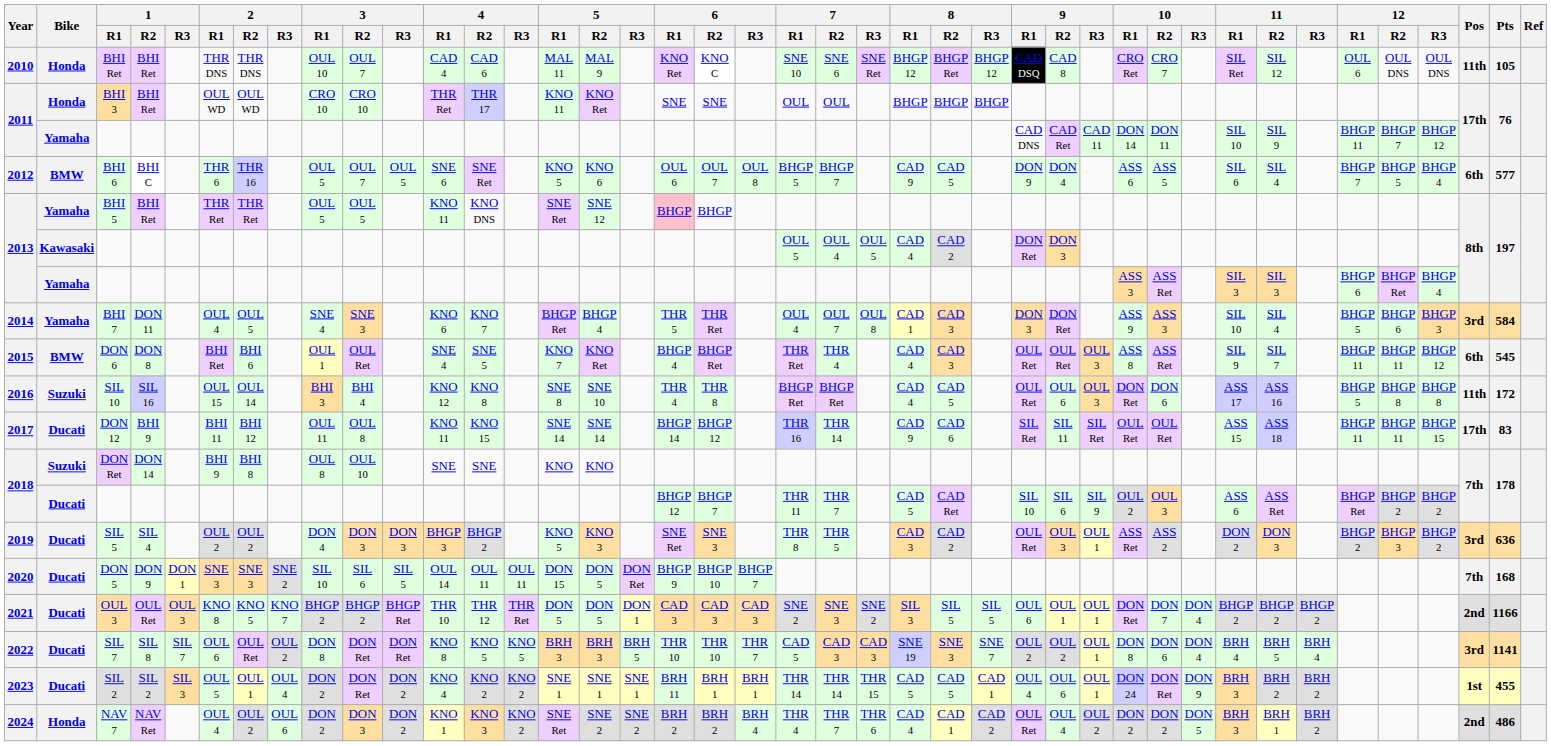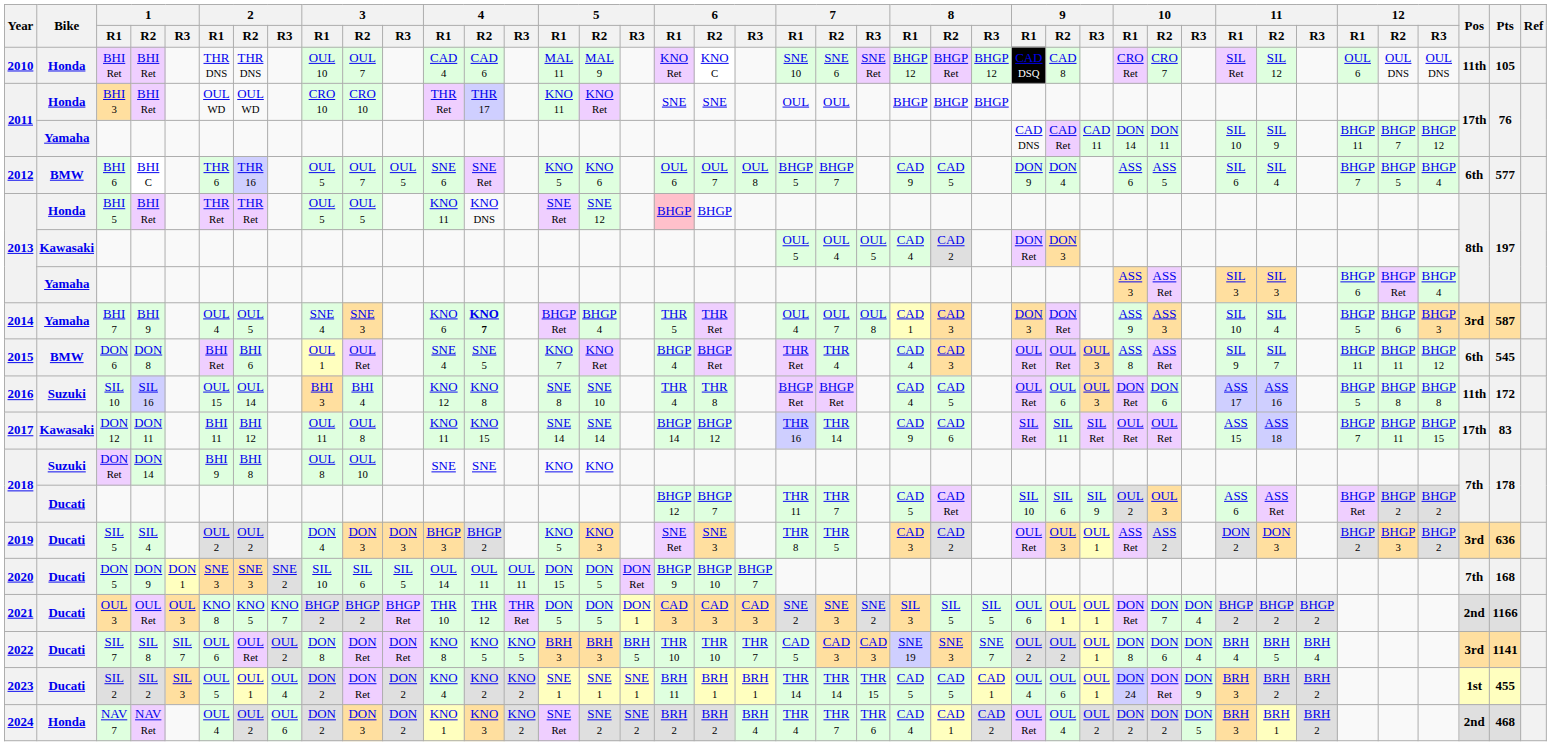(67, 211) Yamaha -> (67, 211) Honda
(148, 320) DON 11 -> (148, 320) BHI 9
(484, 320) normal -> (484, 320) bold
(1505, 320) 584 -> (1505, 320) 587
(67, 430) Ducati -> (67, 430) Kawasaki
(148, 429) BHI 9 -> (148, 429) DON 11
(1358, 429) BHGP 11 -> (1358, 429) BHGP 7
(1505, 722) 486 -> (1505, 722) 468
